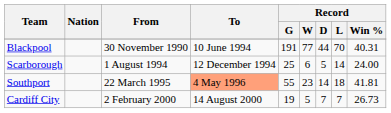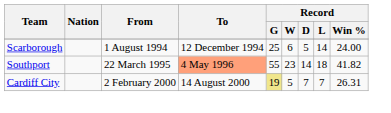- row: (29, 47)
(366, 82) 41.81 -> (349, 64) 41.82
(289, 99) no background -> (274, 82) khaki background
(366, 99) 26.73 -> (349, 82) 26.31
